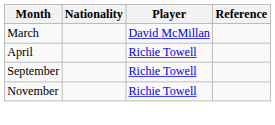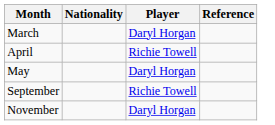(169, 33) David McMillan -> (162, 33) Daryl Horgan
+ row: (18, 71)
(163, 91) Richie Towell -> (162, 110) Daryl Horgan
